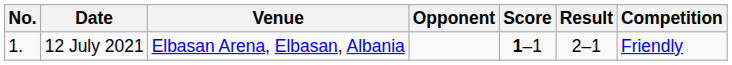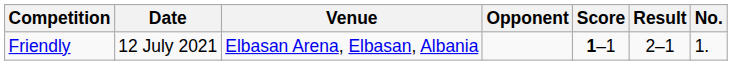columns swapped: (23, 18) <-> (672, 18)
